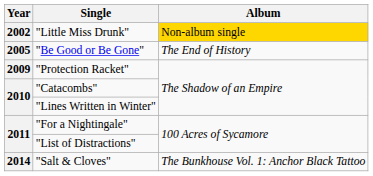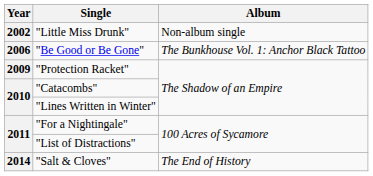(203, 32) gold background -> (203, 32) no background
(19, 50) 2005 -> (19, 50) 2006
(206, 50) The End of History -> (263, 50) The Bunkhouse Vol. 1: Anchor Black Tattoo
(263, 161) The Bunkhouse Vol. 1: Anchor Black Tattoo -> (206, 161) The End of History
